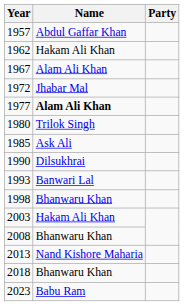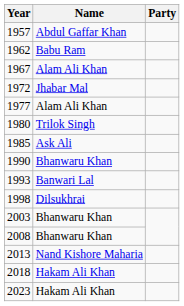(75, 50) Hakam Ali Khan -> (61, 50) Babu Ram
(73, 106) bold -> (71, 106) normal
(60, 161) Dilsukhrai -> (74, 161) Bhanwaru Khan
(74, 198) Bhanwaru Khan -> (60, 198) Dilsukhrai
(75, 217) Hakam Ali Khan -> (74, 217) Bhanwaru Khan
(74, 273) Bhanwaru Khan -> (75, 273) Hakam Ali Khan
(61, 291) Babu Ram -> (75, 291) Hakam Ali Khan
